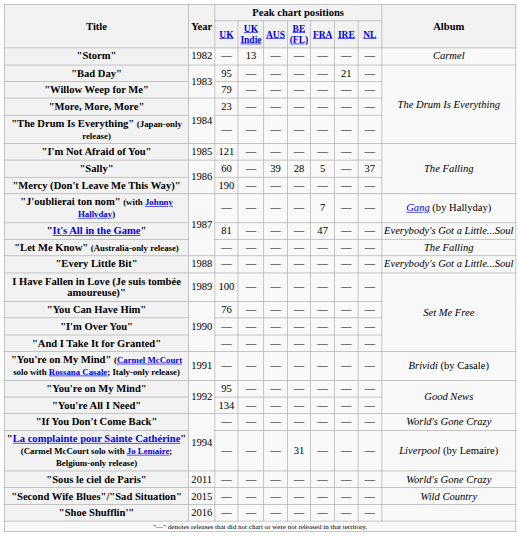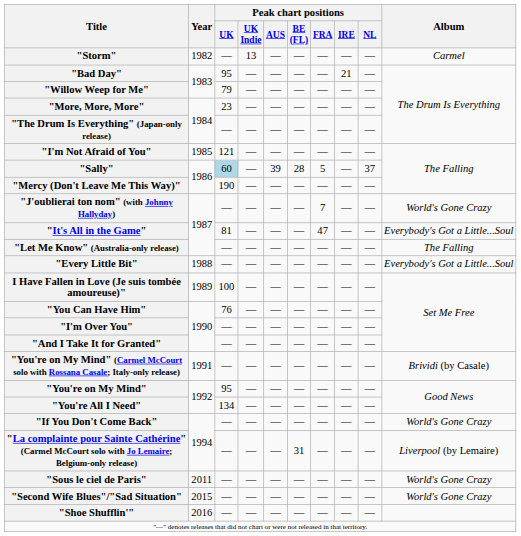(226, 168) no background -> (226, 168) lightblue background
(449, 208) Gang (by Hallyday) -> (449, 208) World's Gone Crazy
(449, 496) Wild Country -> (449, 496) World's Gone Crazy
